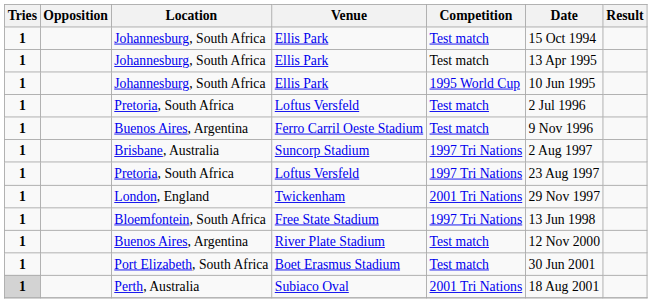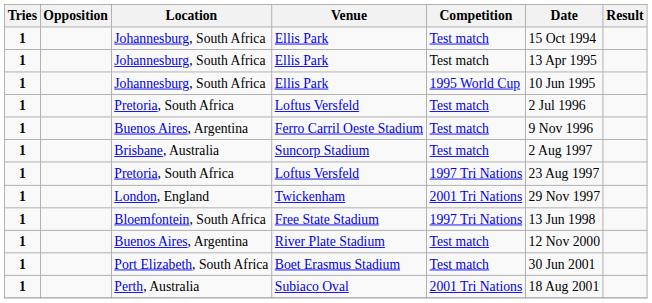(476, 151) 1997 Tri Nations -> (459, 151) Test match
(22, 286) lightgrey background -> (22, 286) no background
